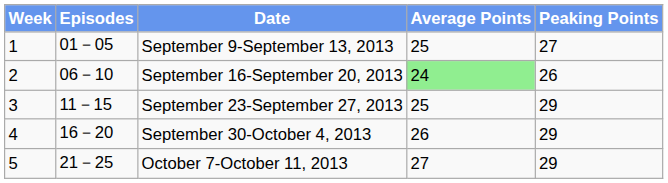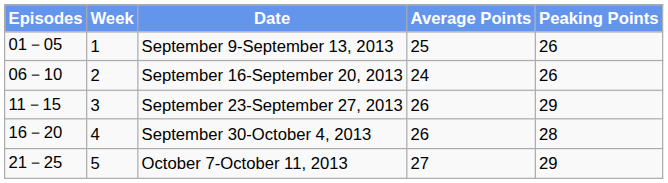columns swapped: (30, 18) <-> (97, 18)
(548, 46) 27 -> (548, 46) 26
(420, 75) lightgreen background -> (420, 75) no background
(420, 105) 25 -> (420, 105) 26
(548, 134) 29 -> (548, 134) 28
